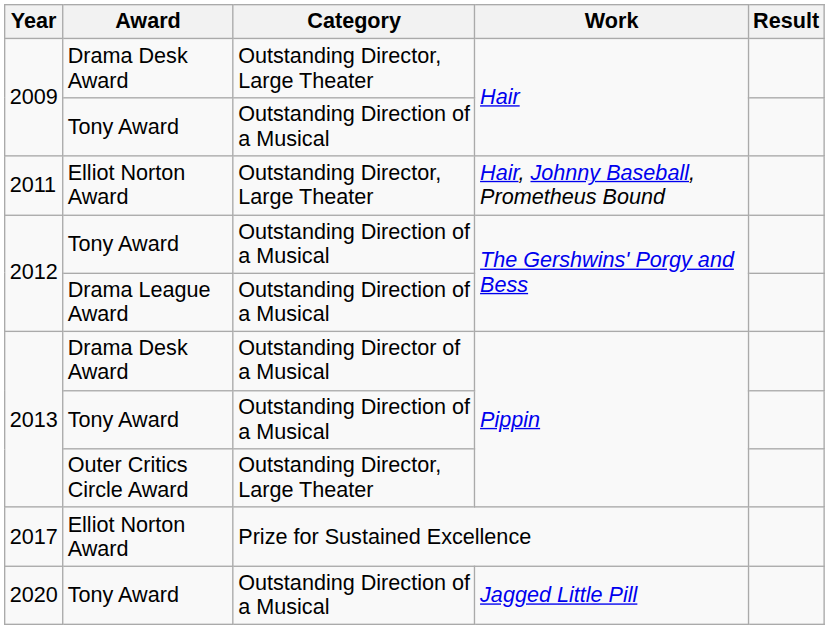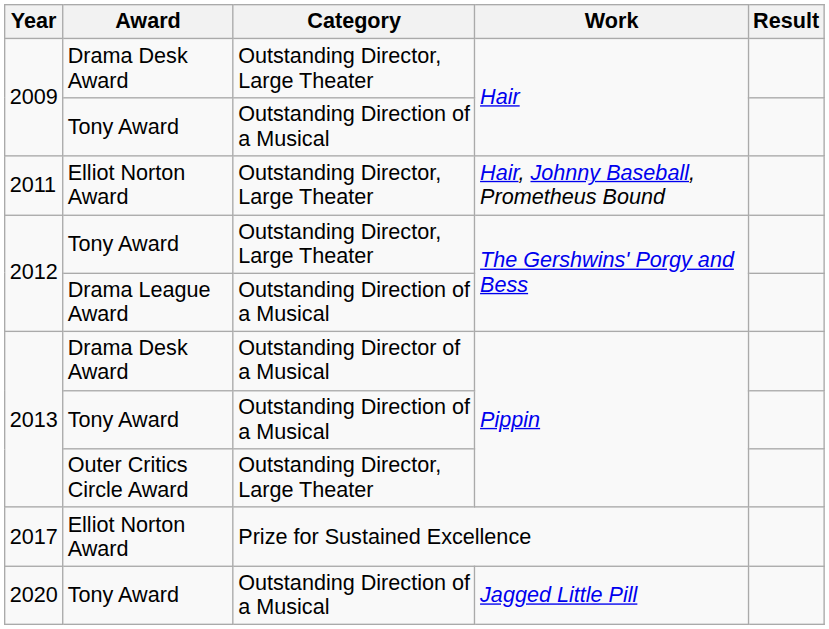(354, 243) Outstanding Direction of a Musical -> (340, 243) Outstanding Director, Large Theater
